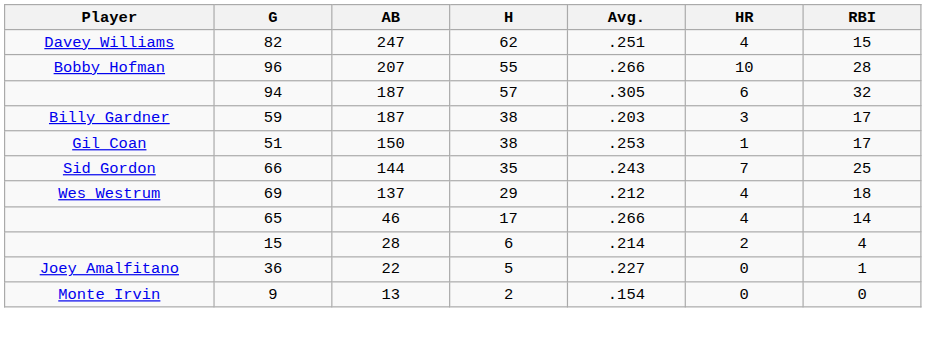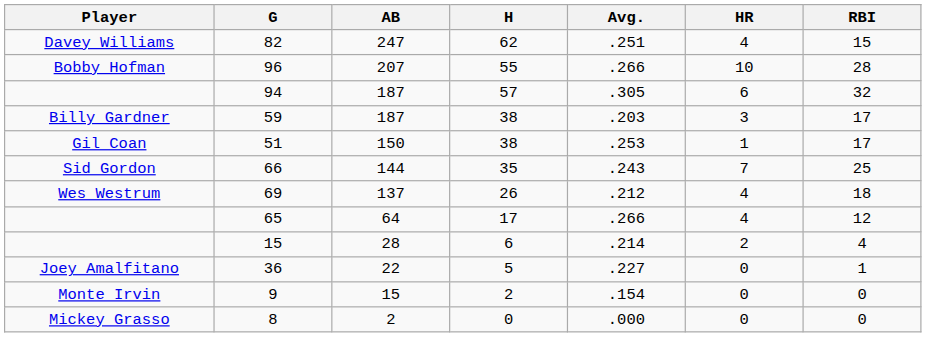(509, 194) 29 -> (509, 194) 26
(391, 219) 46 -> (391, 219) 64
(862, 219) 14 -> (862, 219) 12
(391, 295) 13 -> (391, 295) 15
+ row: (273, 320)
